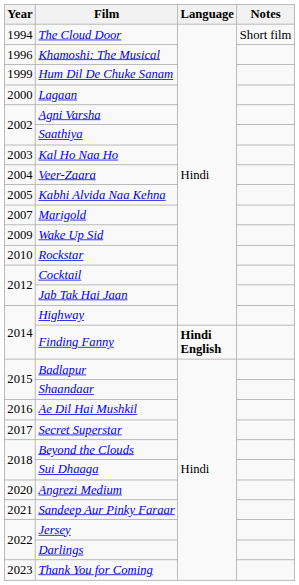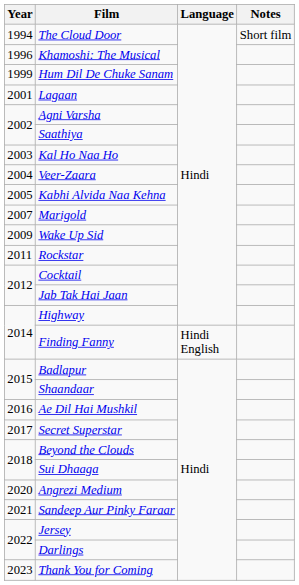(20, 94) 2000 -> (20, 94) 2001
(20, 255) 2010 -> (20, 255) 2011
(201, 342) bold -> (200, 342) normal
